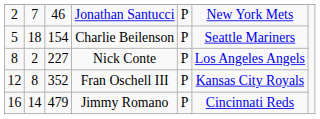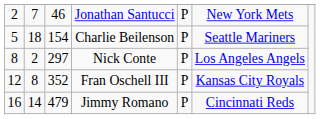(58, 59) 227 -> (58, 59) 297
